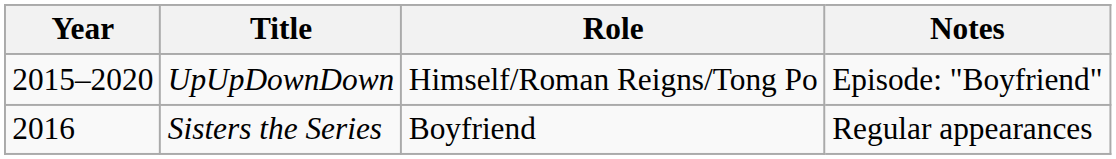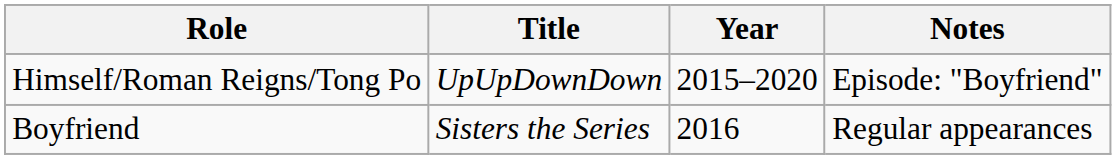columns swapped: (83, 29) <-> (613, 29)
